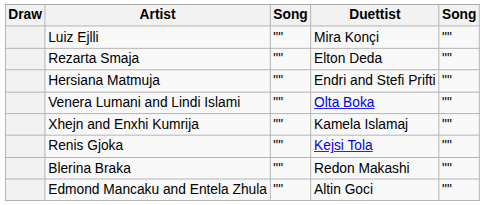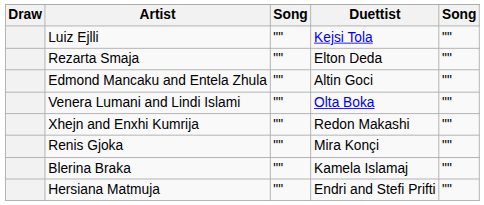(347, 37) Mira Konçi -> (343, 37) Kejsi Tola
rows swapped: (158, 189) <-> (104, 80)
(361, 124) Kamela Islamaj -> (362, 124) Redon Makashi
(343, 146) Kejsi Tola -> (347, 146) Mira Konçi
(362, 168) Redon Makashi -> (361, 168) Kamela Islamaj
